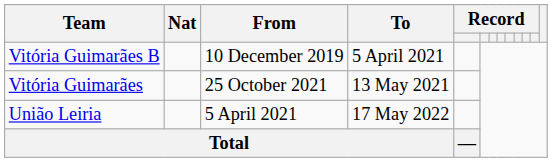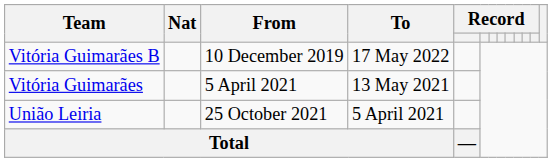(398, 56) 5 April 2021 -> (401, 56) 17 May 2022
(266, 85) 25 October 2021 -> (251, 85) 5 April 2021
(251, 114) 5 April 2021 -> (266, 114) 25 October 2021
(401, 114) 17 May 2022 -> (398, 114) 5 April 2021
